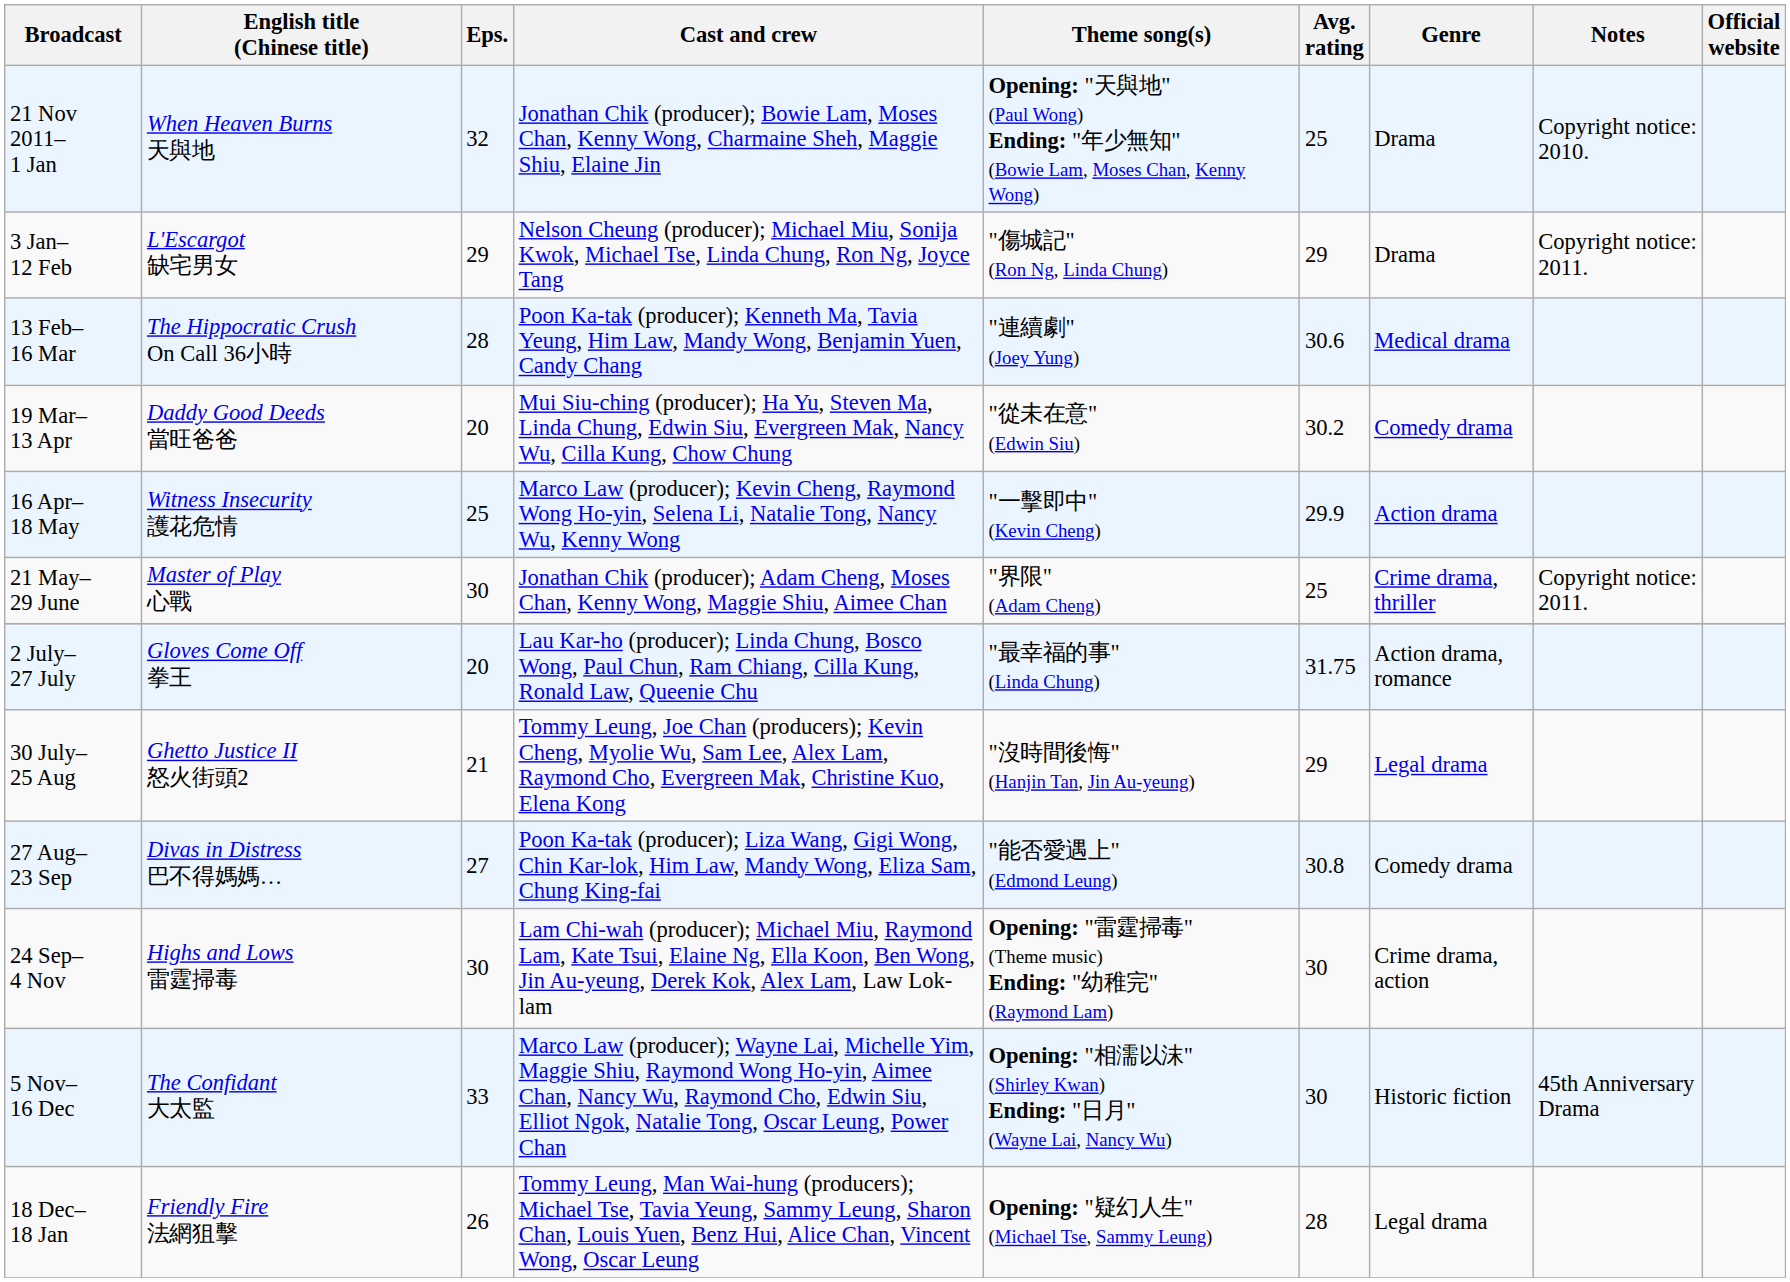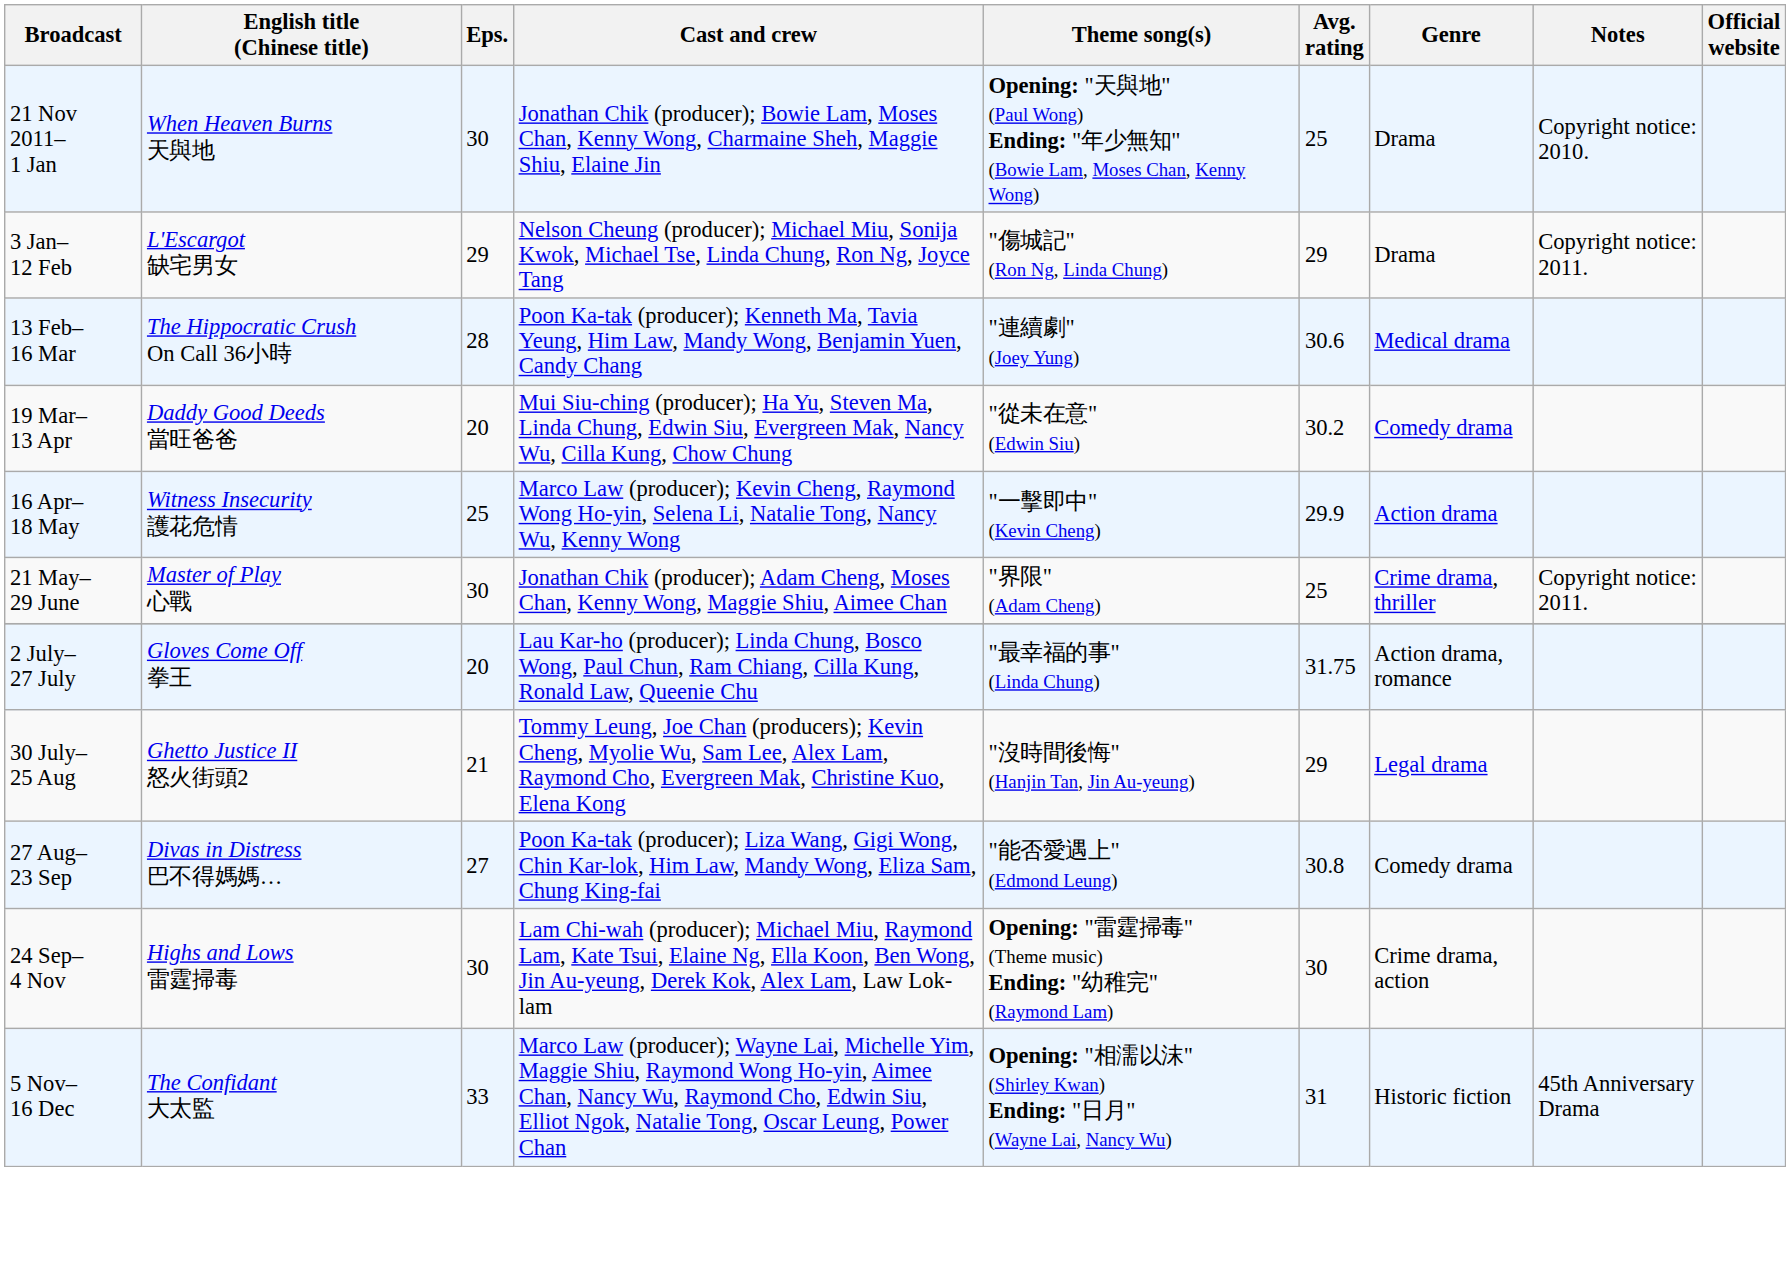(478, 138) 32 -> (478, 138) 30
(1316, 1096) 30 -> (1316, 1096) 31
- row: (48, 1221)
